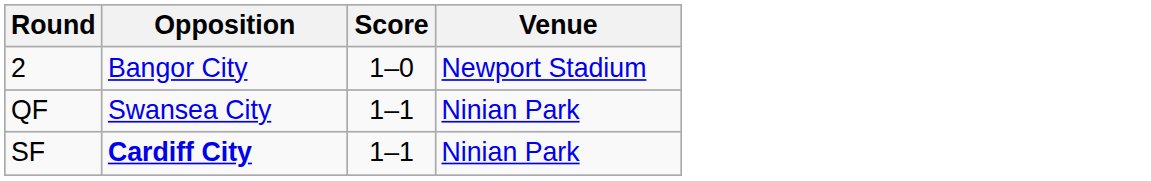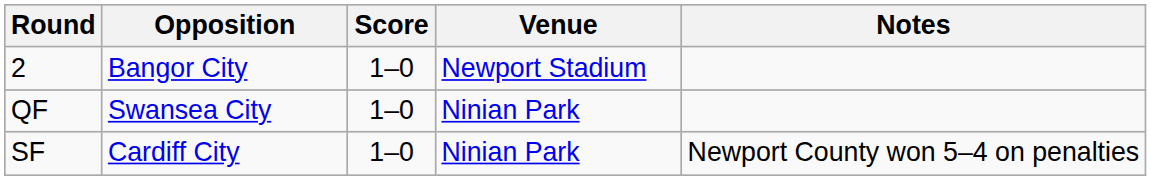+ column: (913, 25)
(392, 110) 1–1 -> (392, 110) 1–0
(180, 152) bold -> (174, 152) normal
(392, 152) 1–1 -> (392, 152) 1–0
